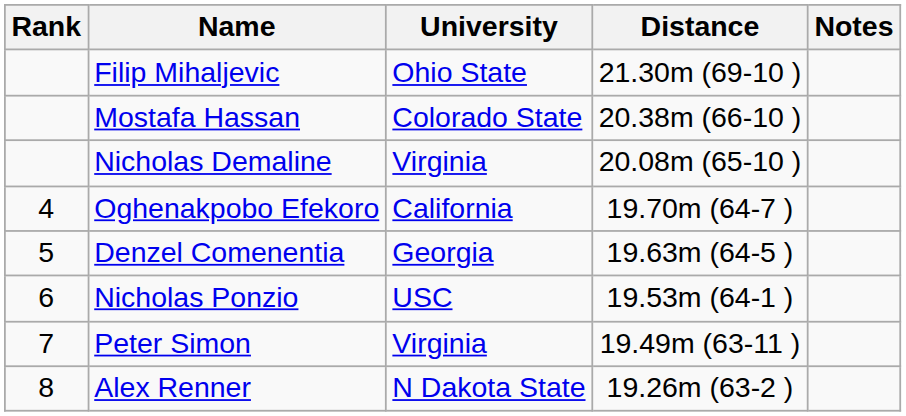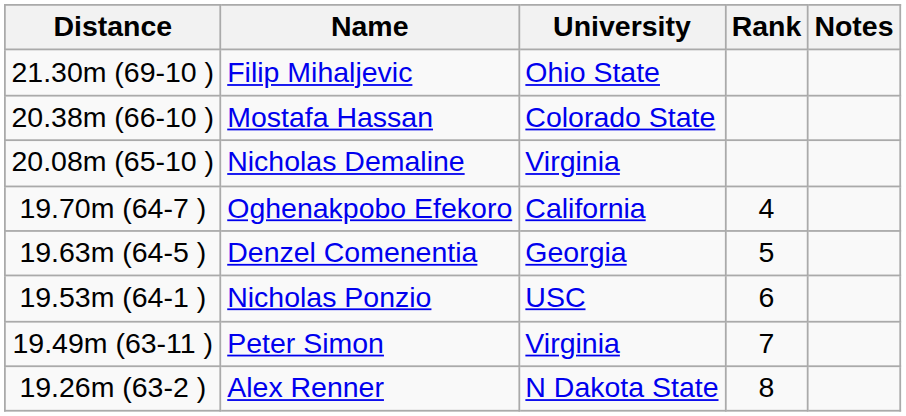columns swapped: (46, 27) <-> (700, 27)
